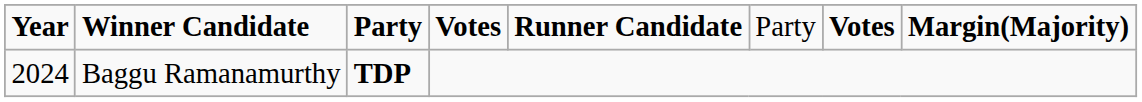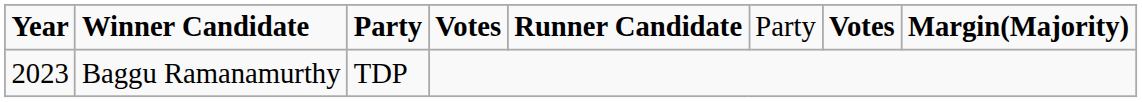(40, 72) 2024 -> (40, 72) 2023
(382, 72) bold -> (381, 72) normal
